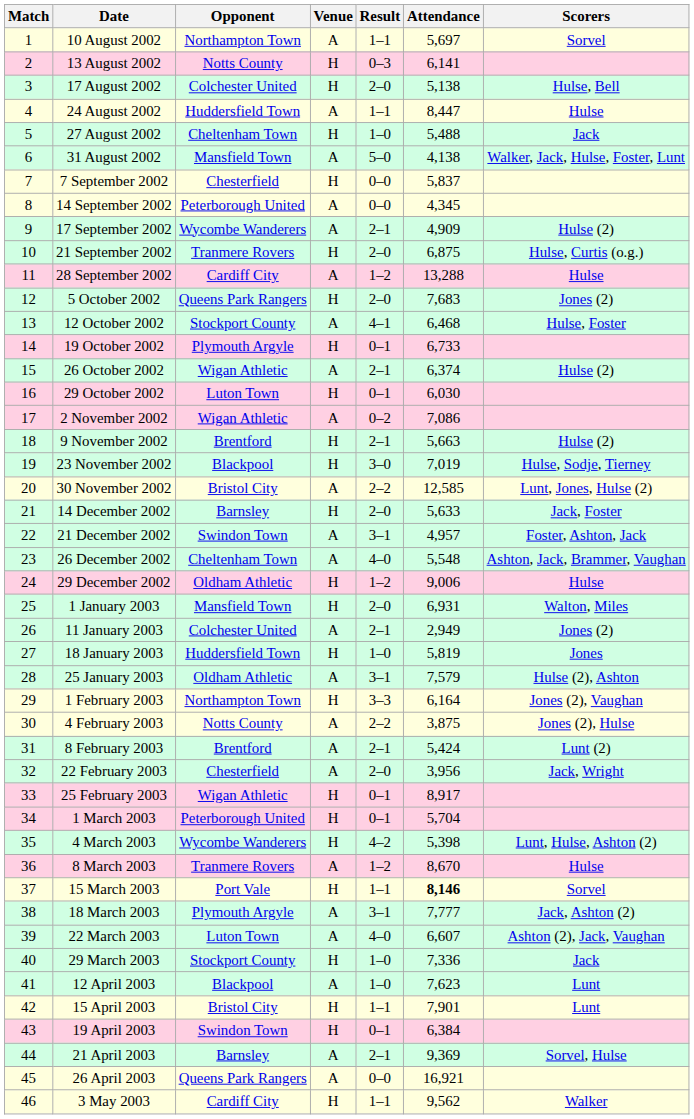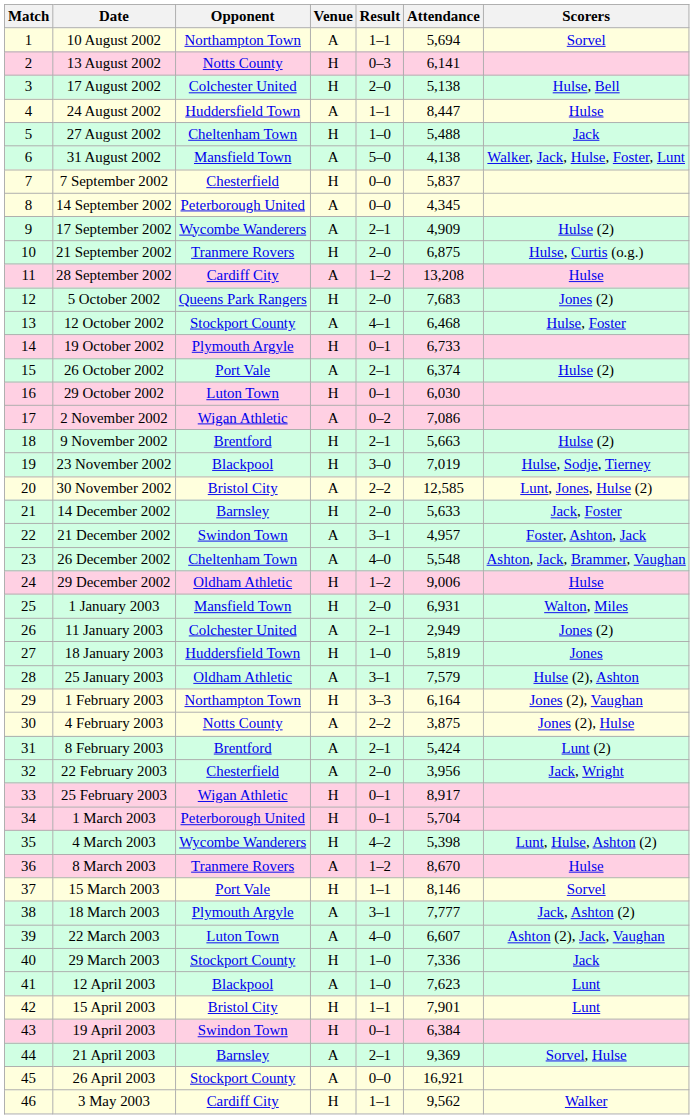(443, 39) 5,697 -> (443, 39) 5,694
(443, 275) 13,288 -> (443, 275) 13,208
(243, 370) Wigan Athletic -> (243, 370) Port Vale
(443, 889) bold -> (443, 889) normal
(243, 1078) Queens Park Rangers -> (243, 1078) Stockport County
